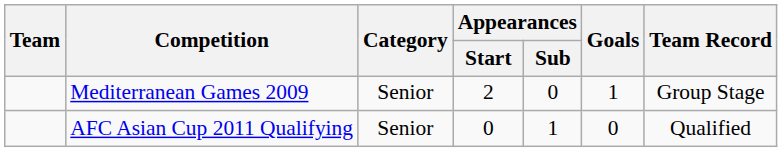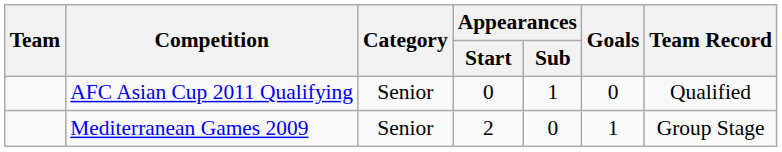rows swapped: (189, 93) <-> (212, 128)
